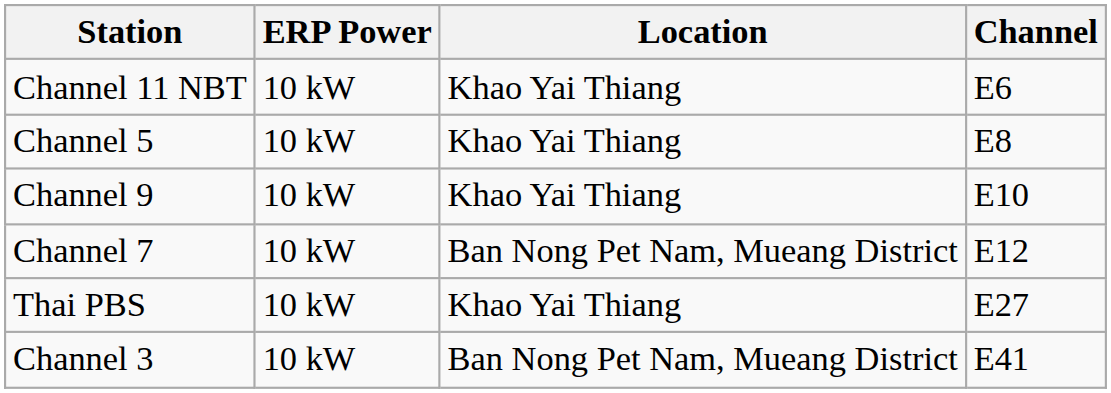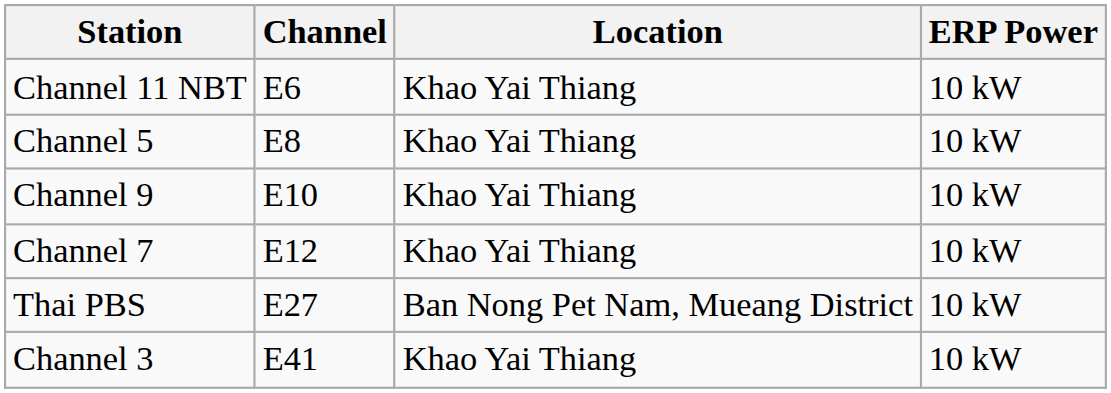columns swapped: (1036, 31) <-> (347, 31)
(703, 250) Ban Nong Pet Nam, Mueang District -> (519, 250) Khao Yai Thiang
(564, 304) Khao Yai Thiang -> (658, 304) Ban Nong Pet Nam, Mueang District
(703, 359) Ban Nong Pet Nam, Mueang District -> (519, 359) Khao Yai Thiang
